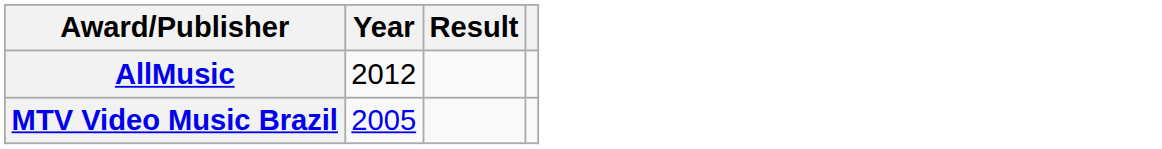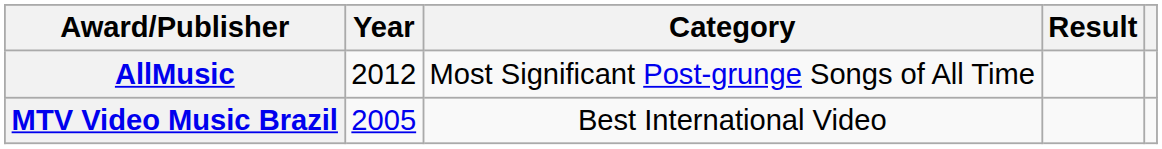+ column: (732, 27)
